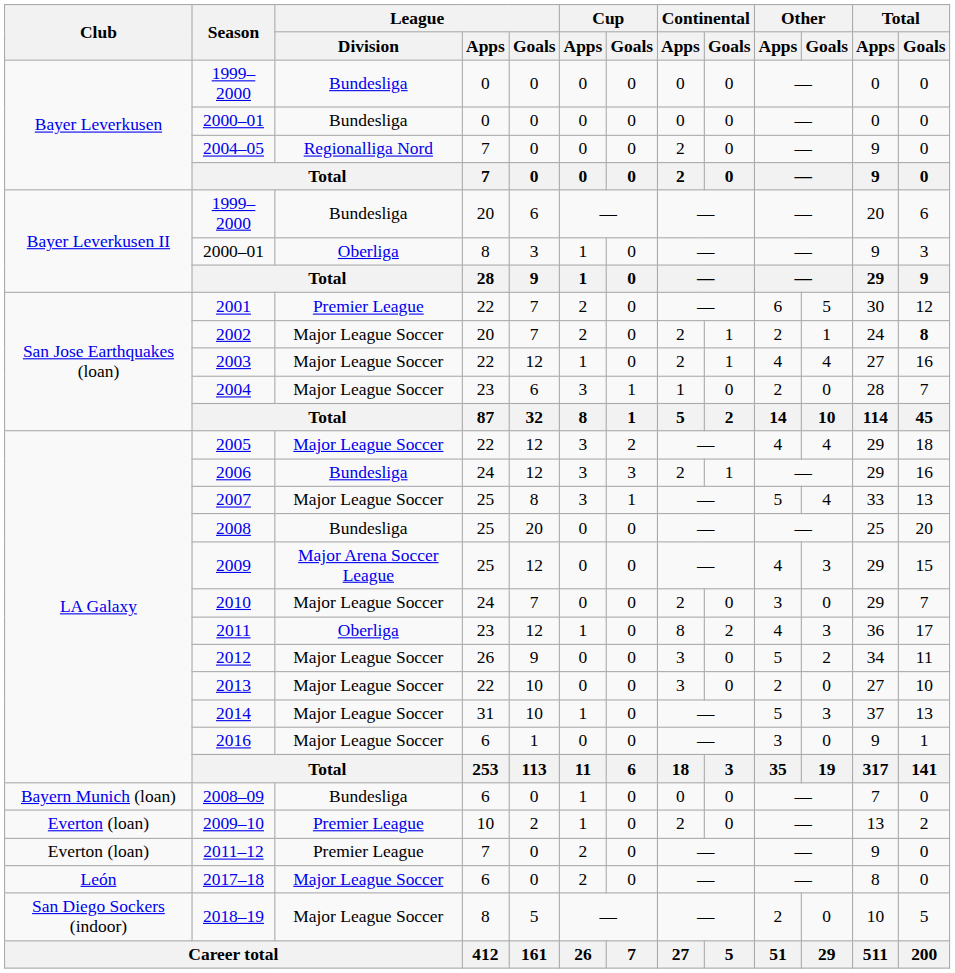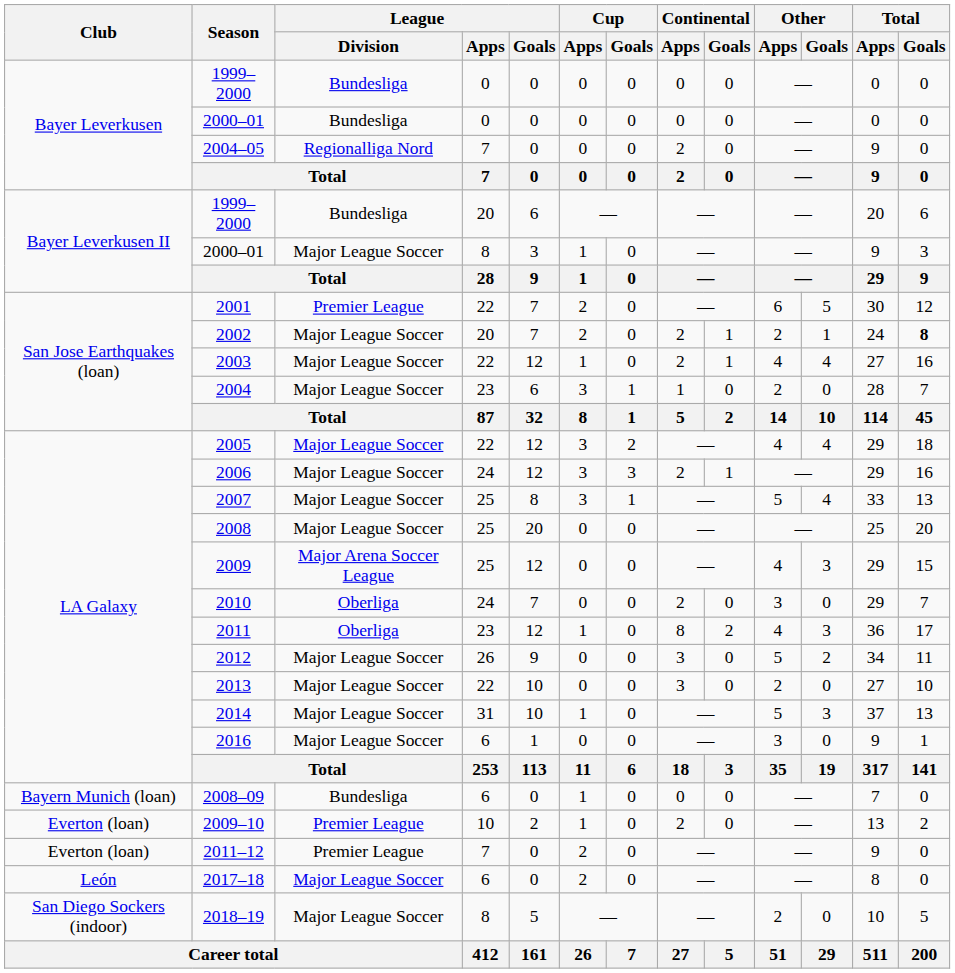(368, 251) Oberliga -> (368, 251) Major League Soccer
(368, 472) Bundesliga -> (368, 472) Major League Soccer
(368, 527) Bundesliga -> (368, 527) Major League Soccer
(368, 602) Major League Soccer -> (368, 602) Oberliga
